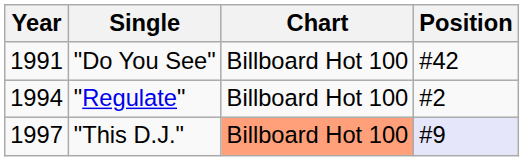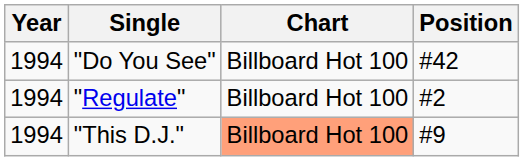(37, 60) 1991 -> (37, 60) 1994
(37, 135) 1997 -> (37, 135) 1994
(432, 135) lavender background -> (432, 135) no background
